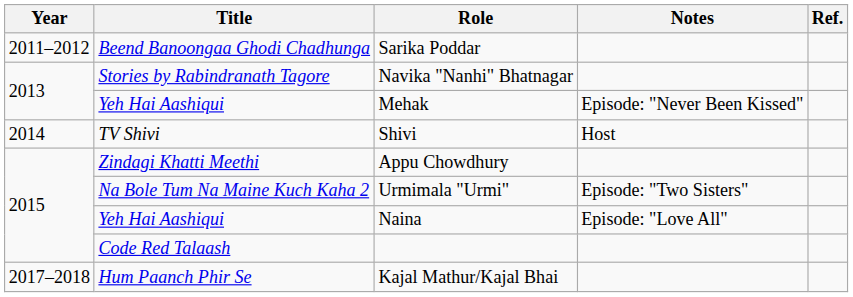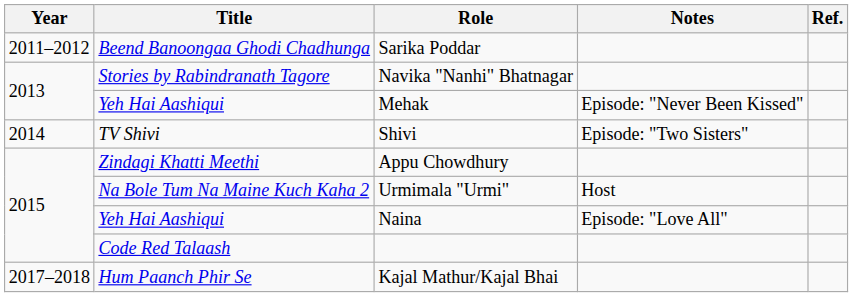(598, 133) Host -> (665, 133) Episode: "Two Sisters"
(665, 190) Episode: "Two Sisters" -> (598, 190) Host
